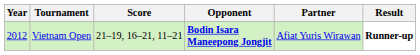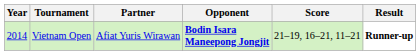columns swapped: (318, 13) <-> (139, 13)
(17, 36) 2012 -> (17, 36) 2014
